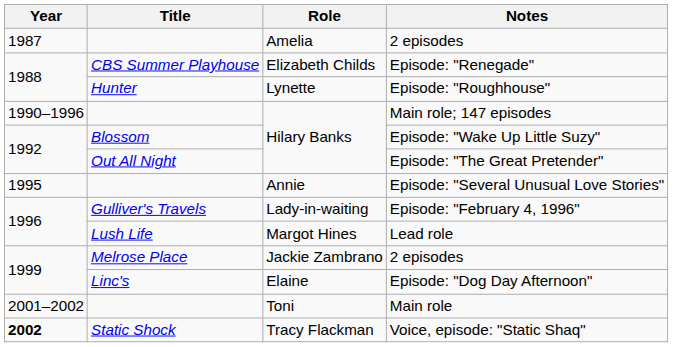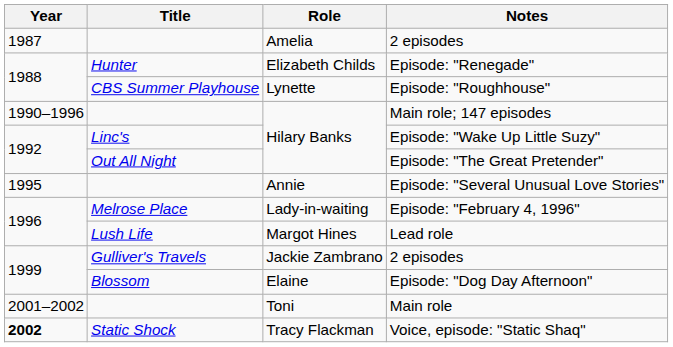(175, 64) CBS Summer Playhouse -> (114, 64) Hunter
(114, 88) Hunter -> (175, 88) CBS Summer Playhouse
(120, 137) Blossom -> (110, 137) Linc's
(149, 209) Gulliver's Travels -> (139, 209) Melrose Place
(139, 257) Melrose Place -> (149, 257) Gulliver's Travels
(110, 281) Linc's -> (120, 281) Blossom
